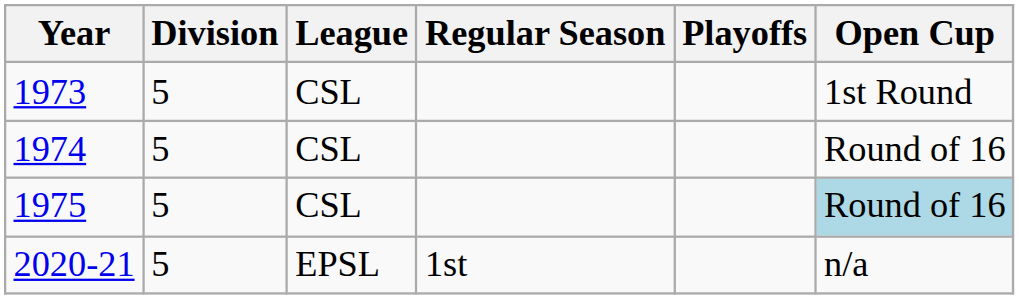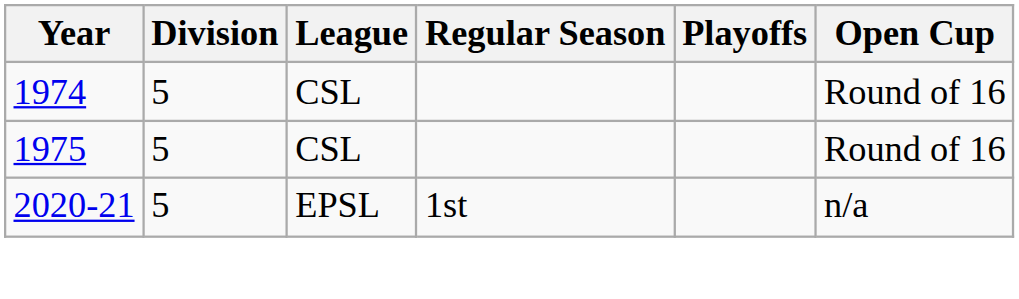- row: (50, 90)
(915, 206) lightblue background -> (915, 148) no background
